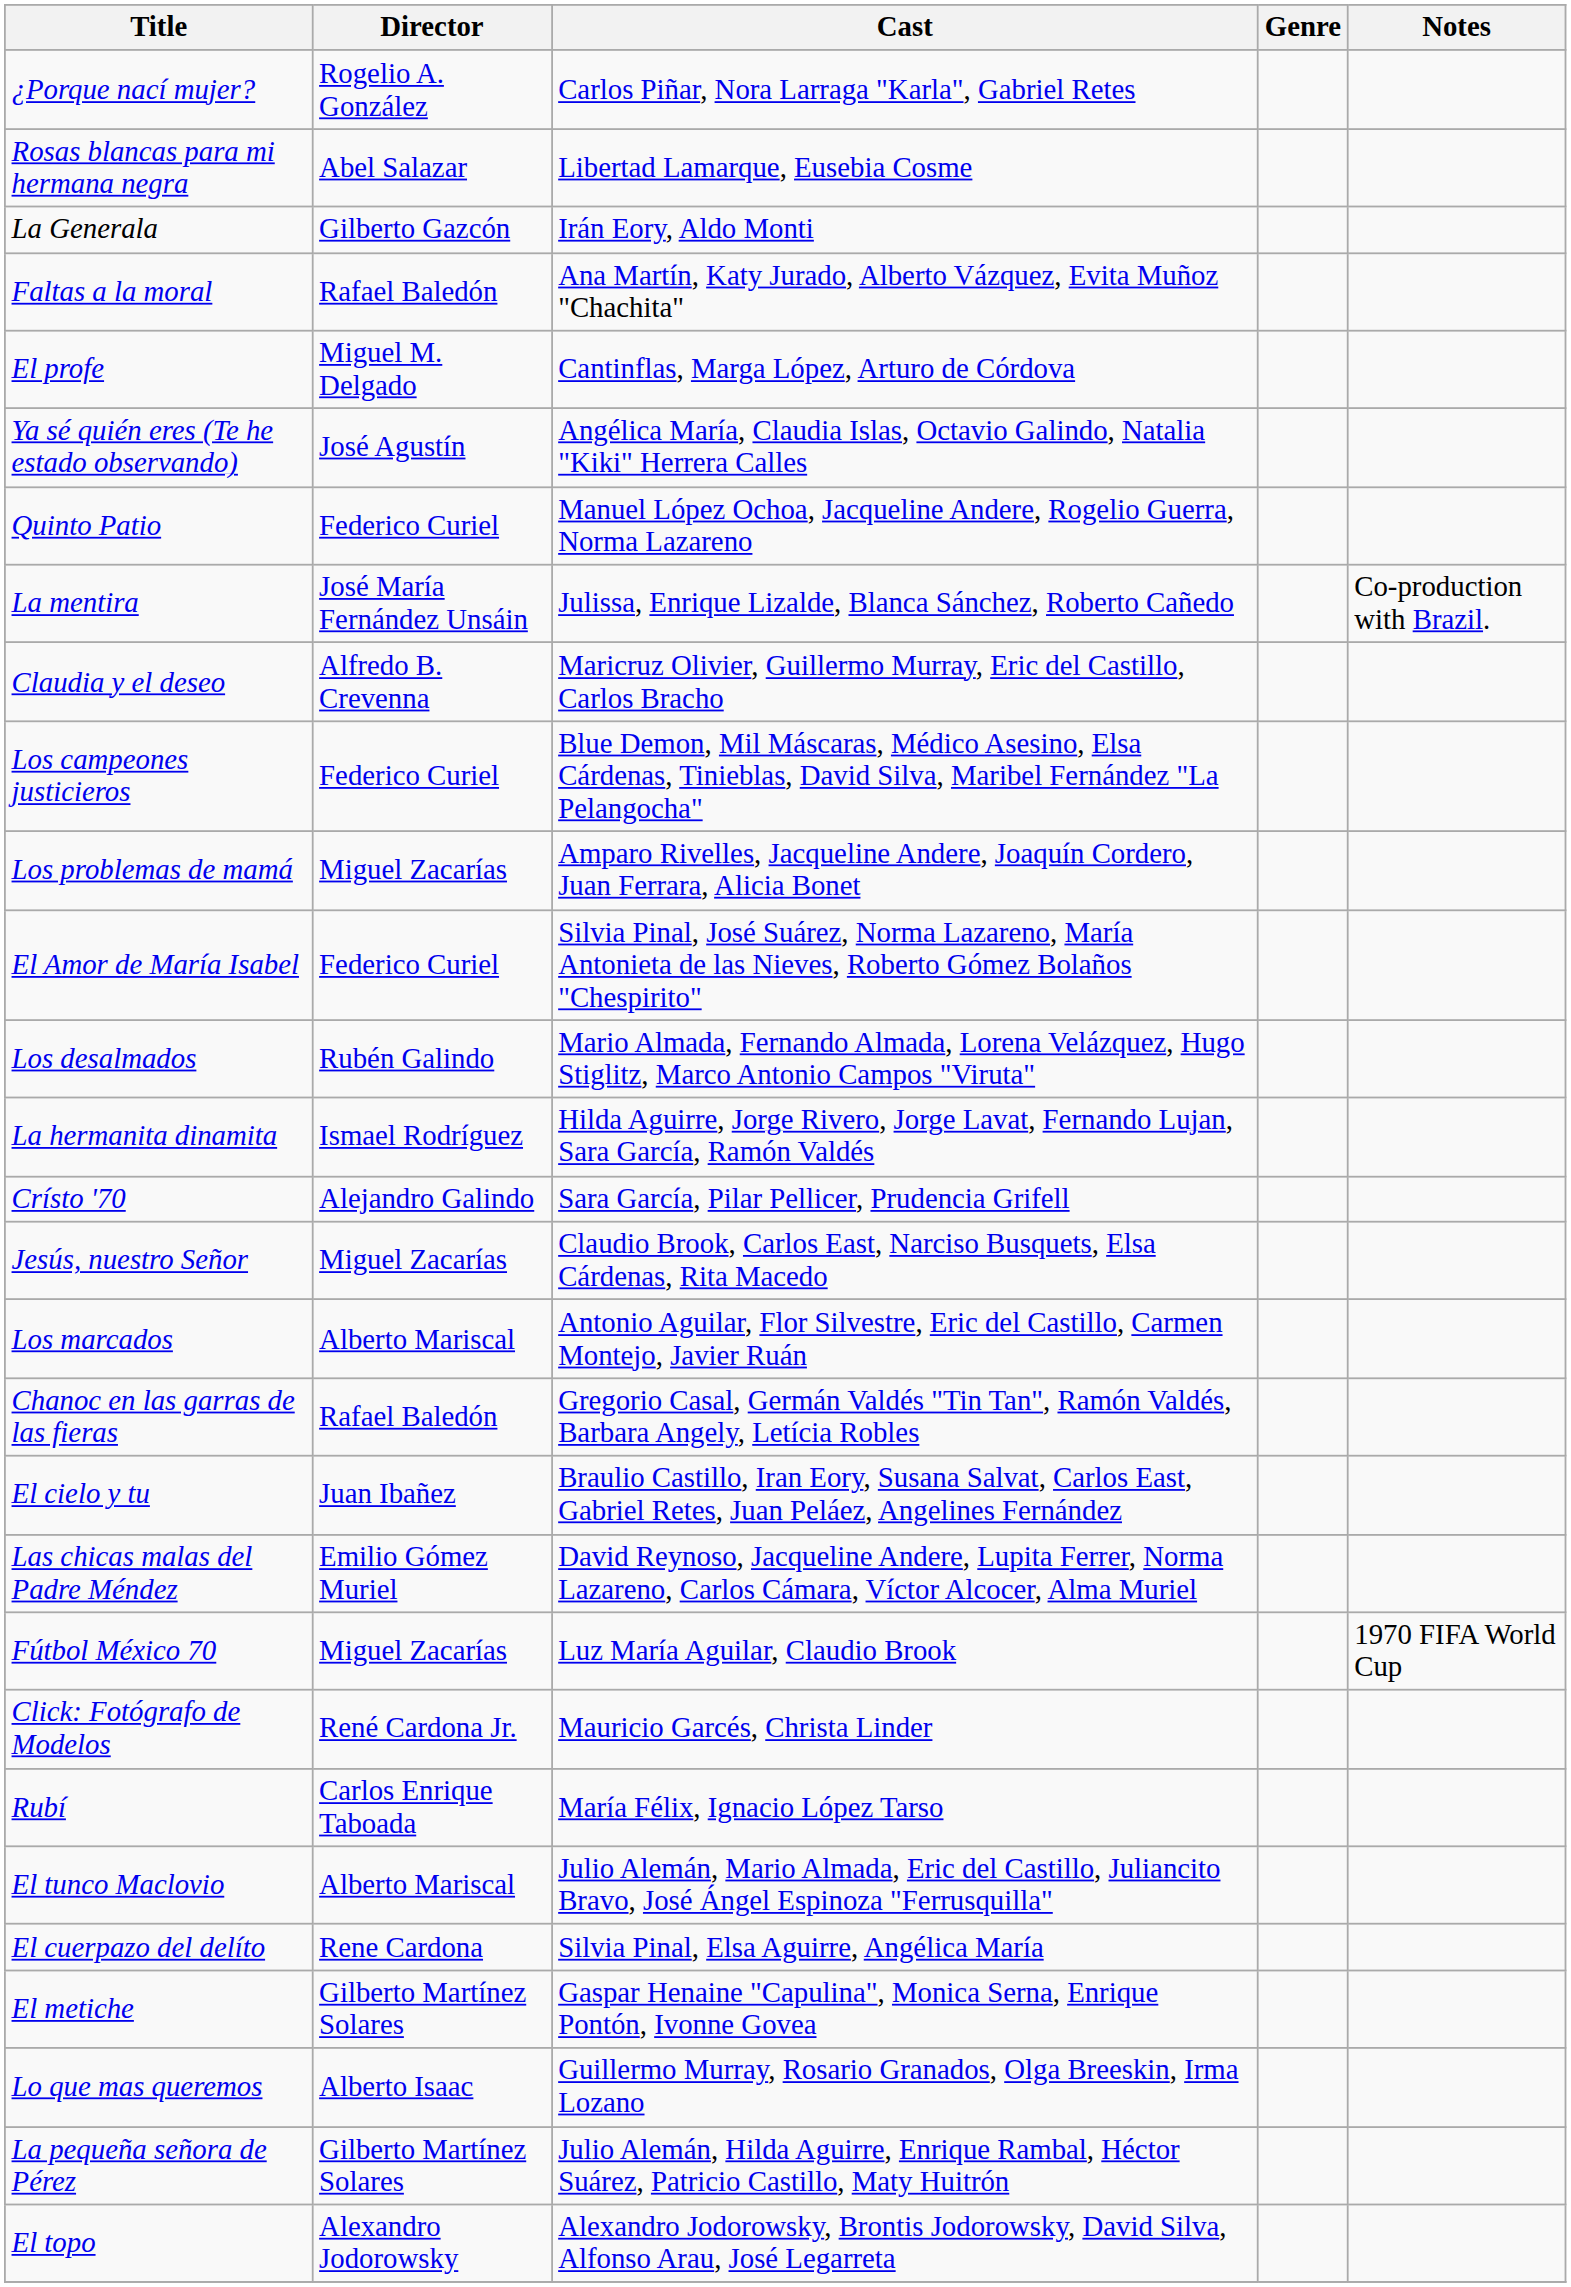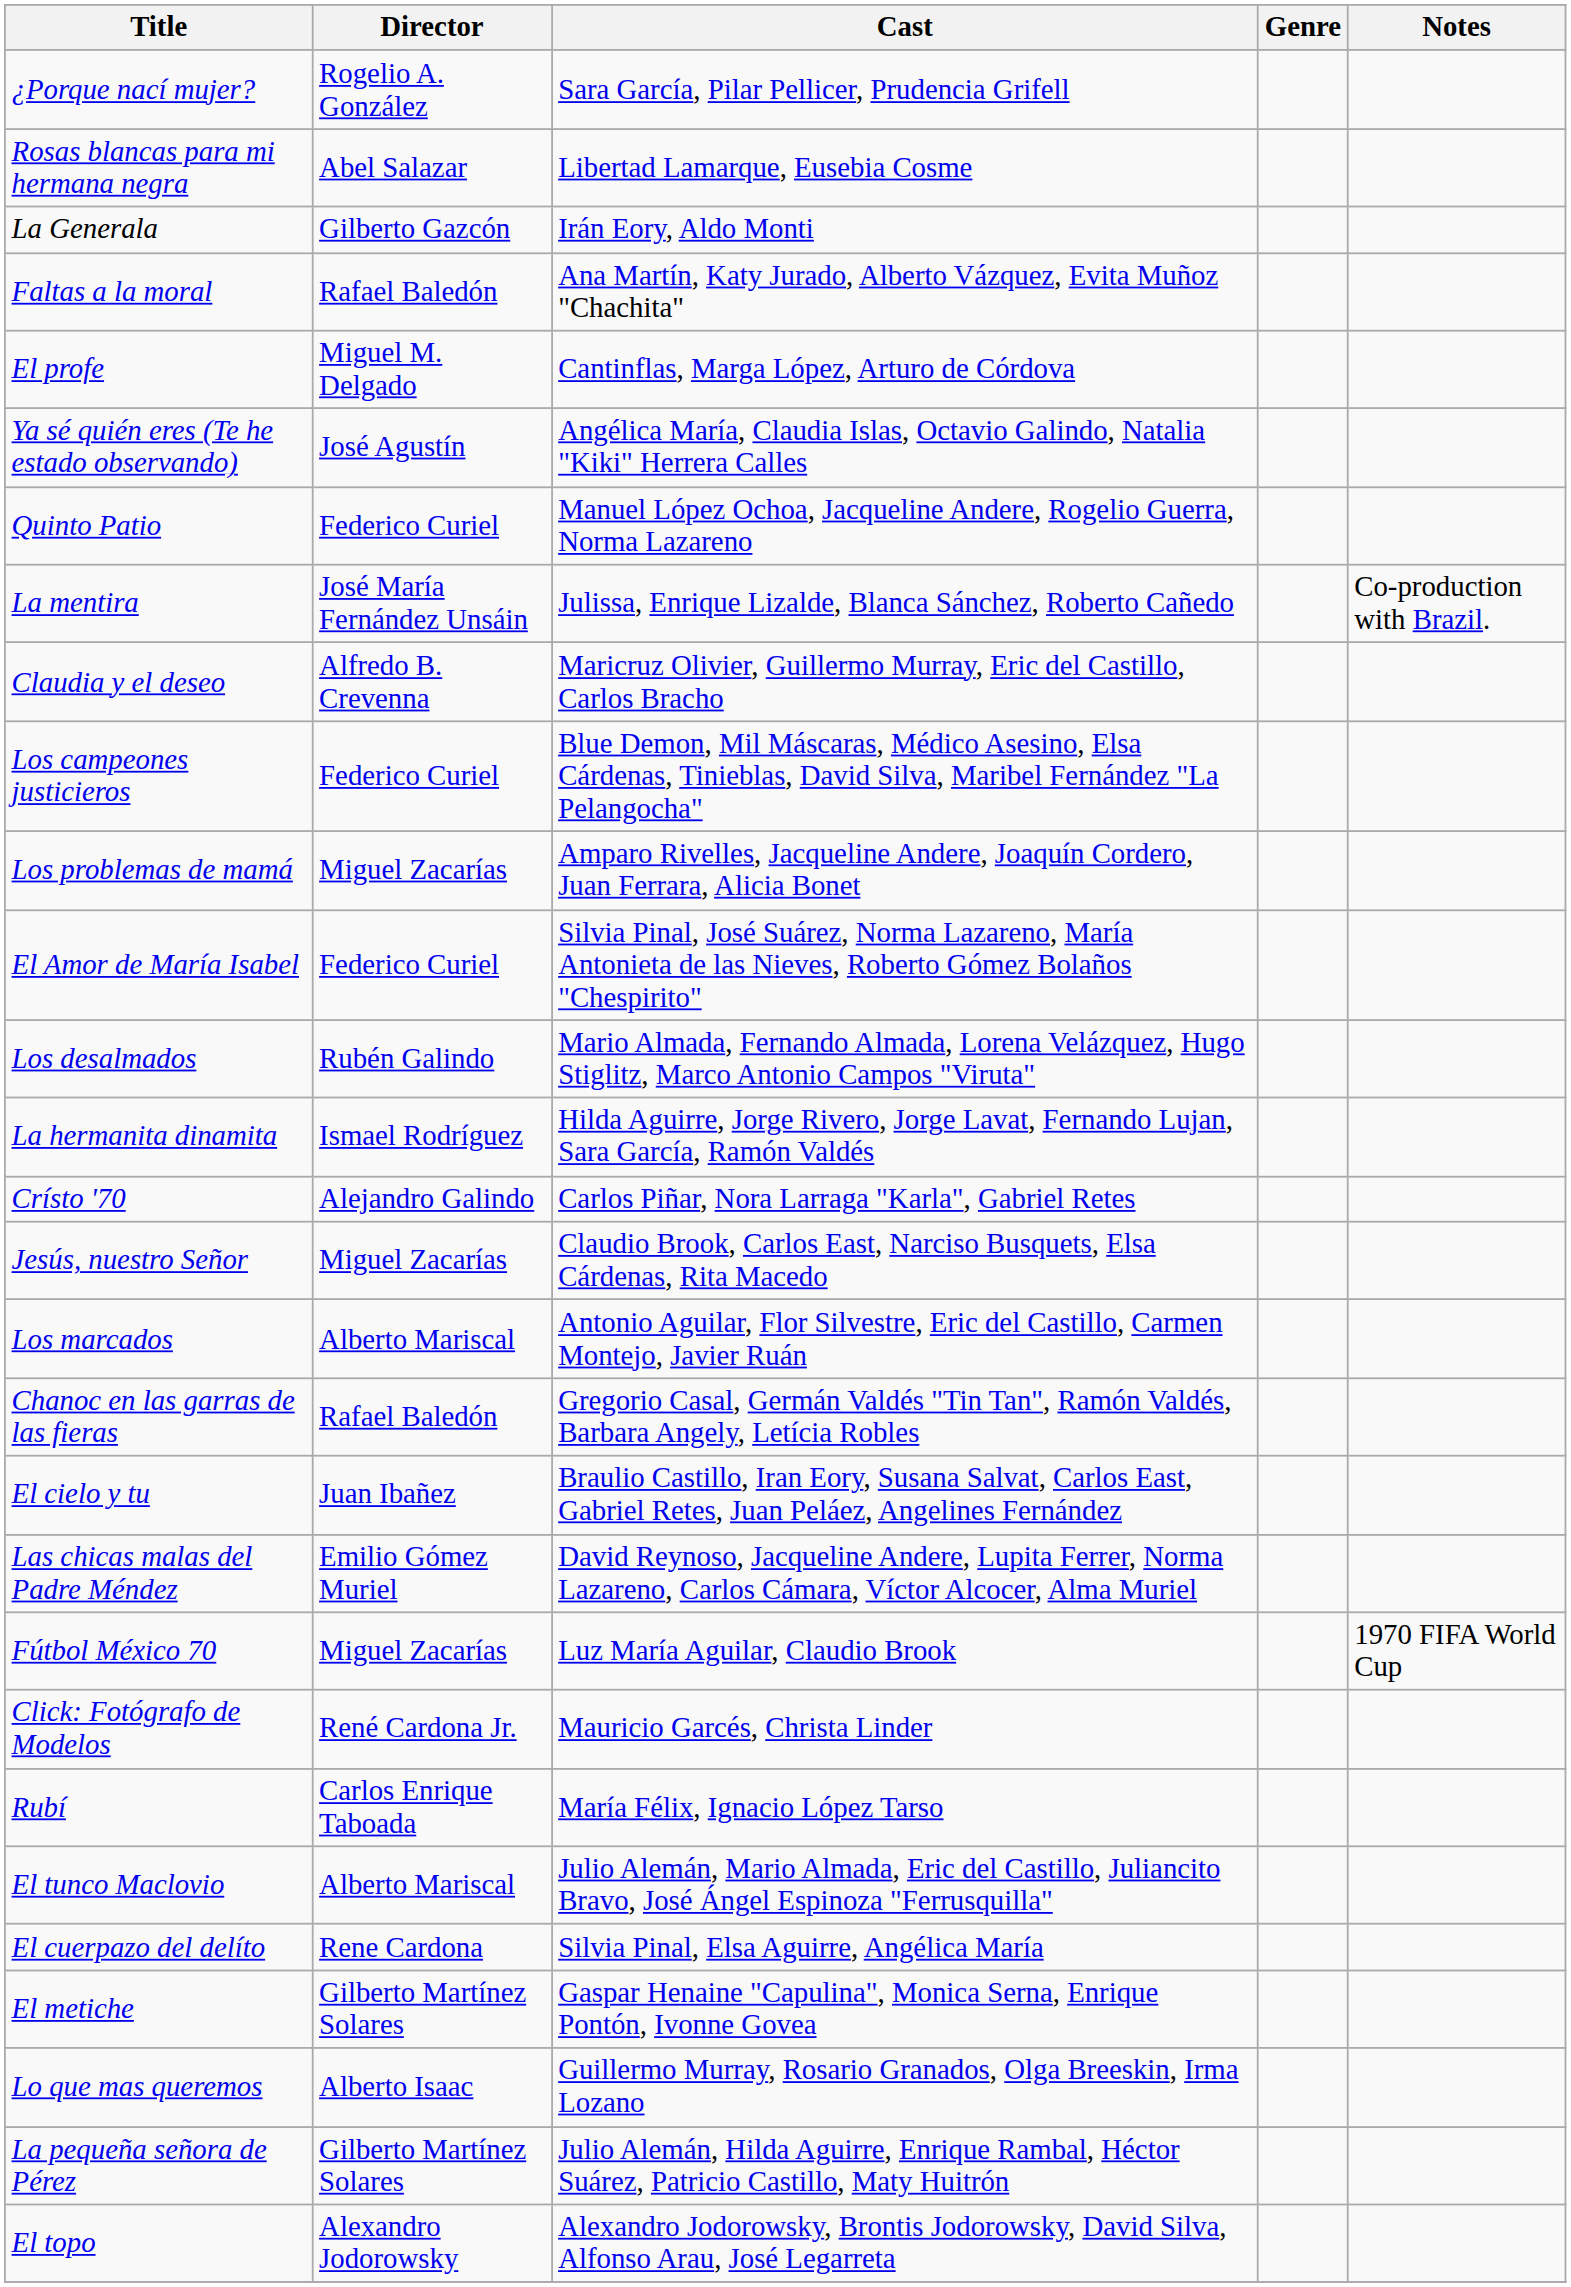(847, 89) Carlos Piñar, Nora Larraga "Karla", Gabriel Retes -> (814, 89) Sara García, Pilar Pellicer, Prudencia Grifell
(814, 1198) Sara García, Pilar Pellicer, Prudencia Grifell -> (847, 1198) Carlos Piñar, Nora Larraga "Karla", Gabriel Retes
